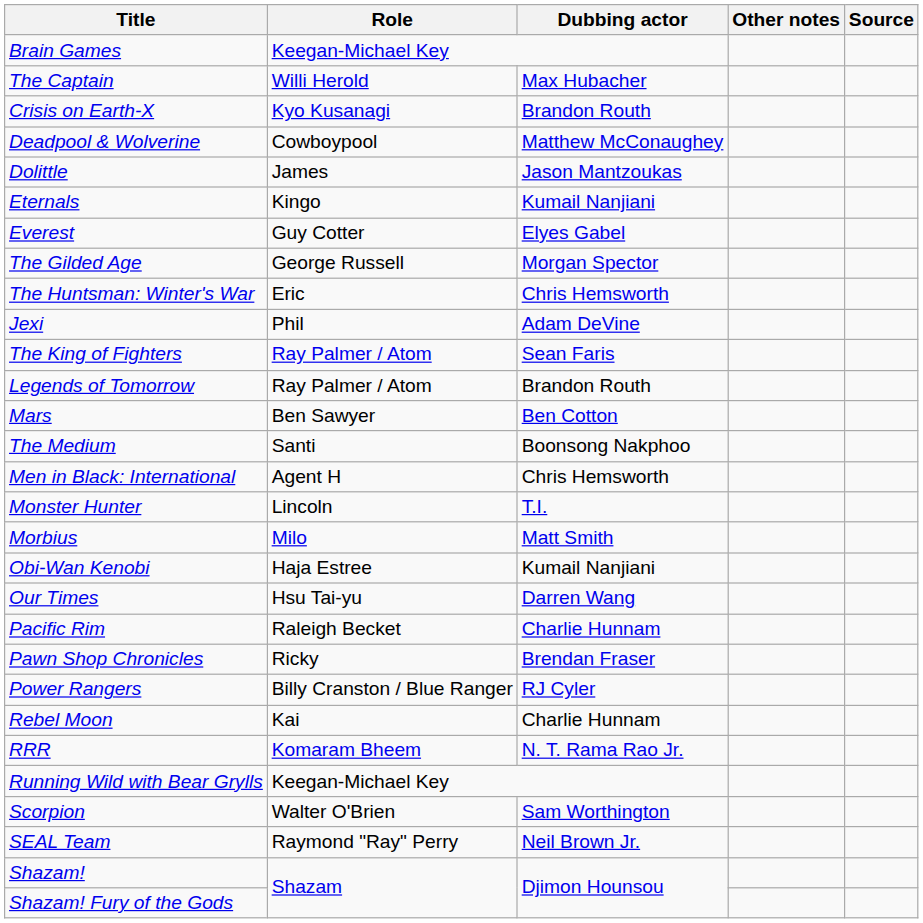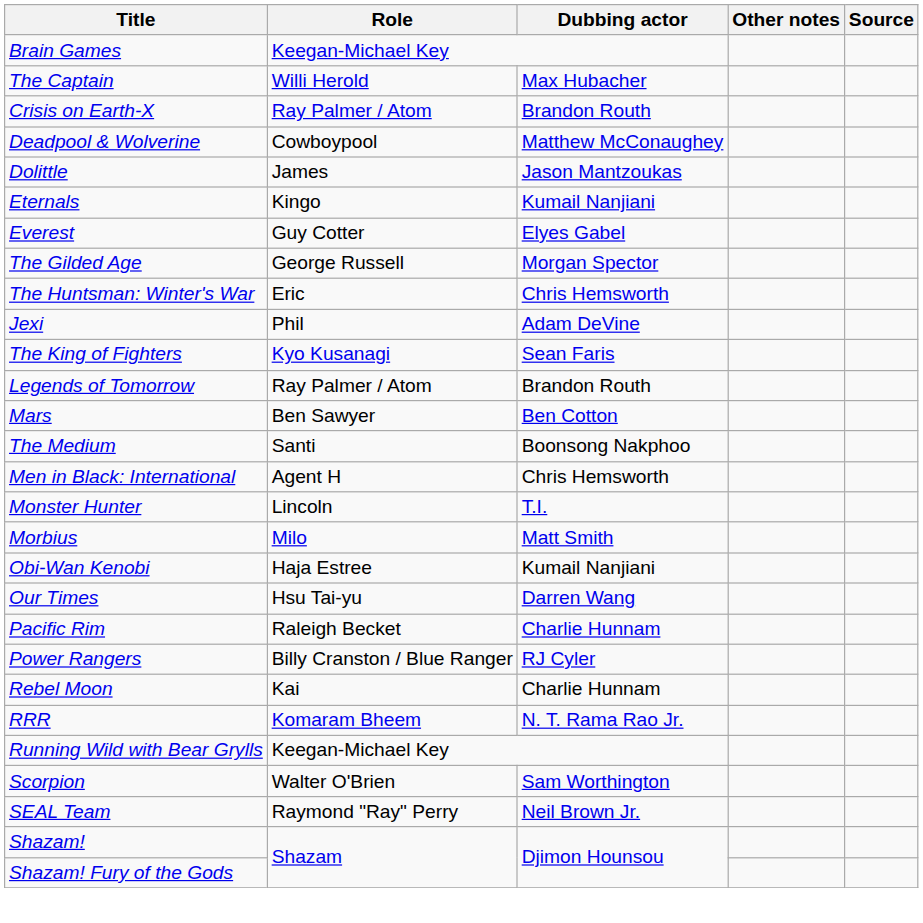(331, 111) Kyo Kusanagi -> (352, 111) Ray Palmer / Atom
(352, 354) Ray Palmer / Atom -> (331, 354) Kyo Kusanagi
- row: (106, 659)
